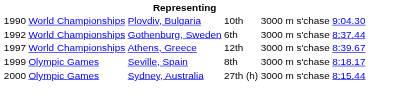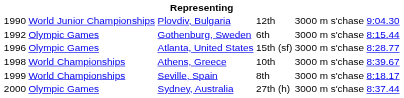(77, 21) World Championships -> (92, 21) World Junior Championships
(234, 21) 10th -> (266, 21) 12th
(77, 34) World Championships -> (64, 34) Olympic Games
(349, 34) 8:37.44 -> (383, 34) 8:15.44
+ row: (206, 48)
(15, 48) 1997 -> (15, 62) 1998
(234, 48) 12th -> (266, 62) 10th
(64, 62) Olympic Games -> (77, 75) World Championships
(349, 75) 8:15.44 -> (383, 89) 8:37.44
